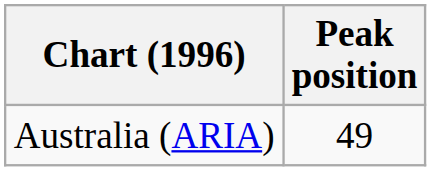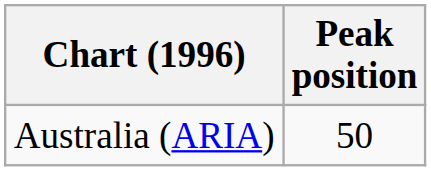(355, 134) 49 -> (355, 134) 50
